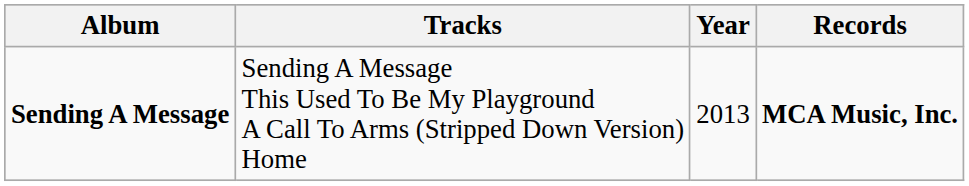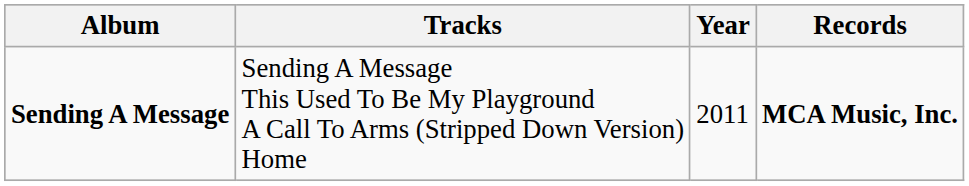(723, 113) 2013 -> (723, 113) 2011
